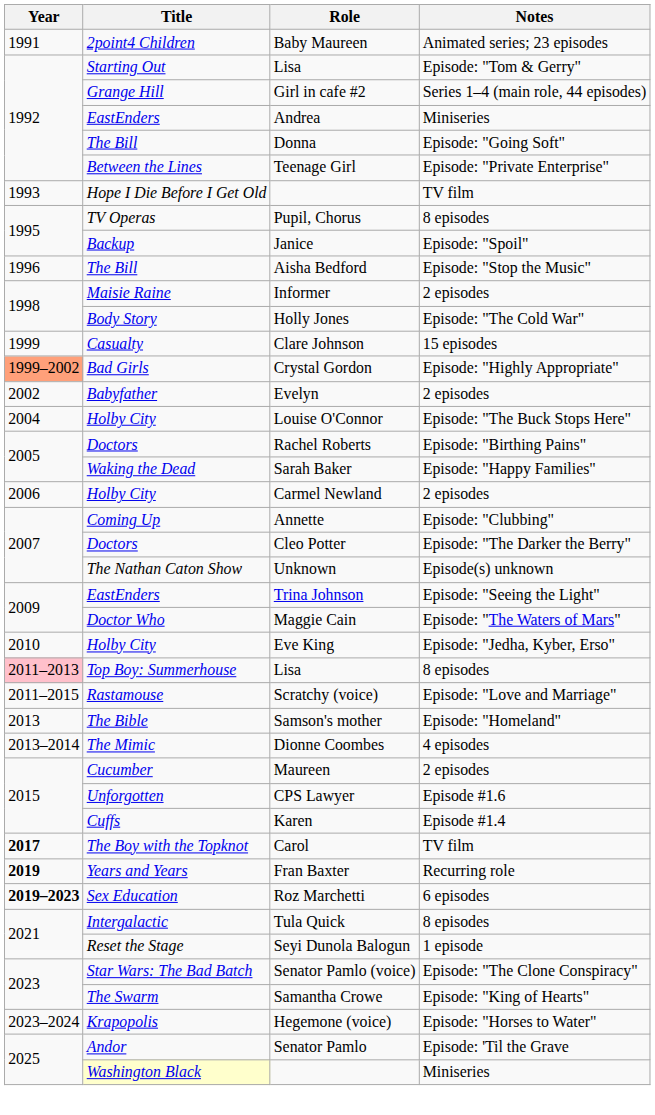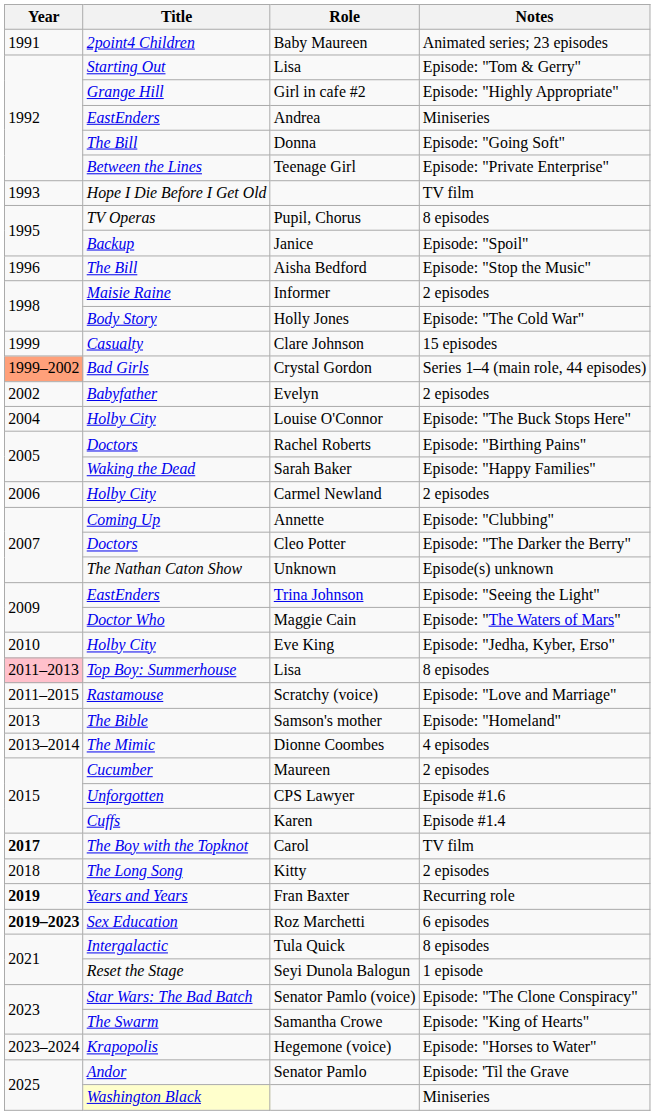(534, 92) Series 1–4 (main role, 44 episodes) -> (521, 92) Episode: "Highly Appropriate"
(521, 368) Episode: "Highly Appropriate" -> (534, 368) Series 1–4 (main role, 44 episodes)
+ row: (135, 871)
